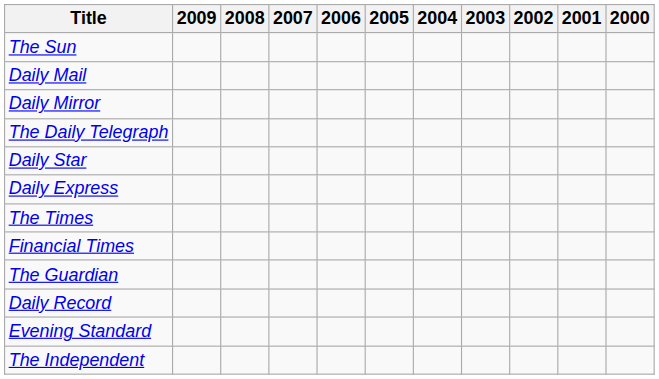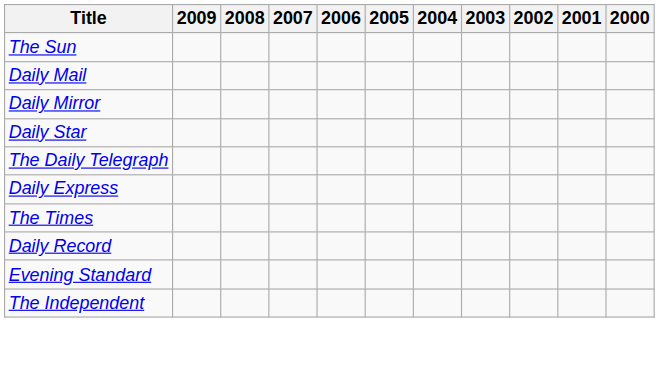rows swapped: (89, 132) <-> (48, 160)
- row: (71, 246)
- row: (63, 274)
